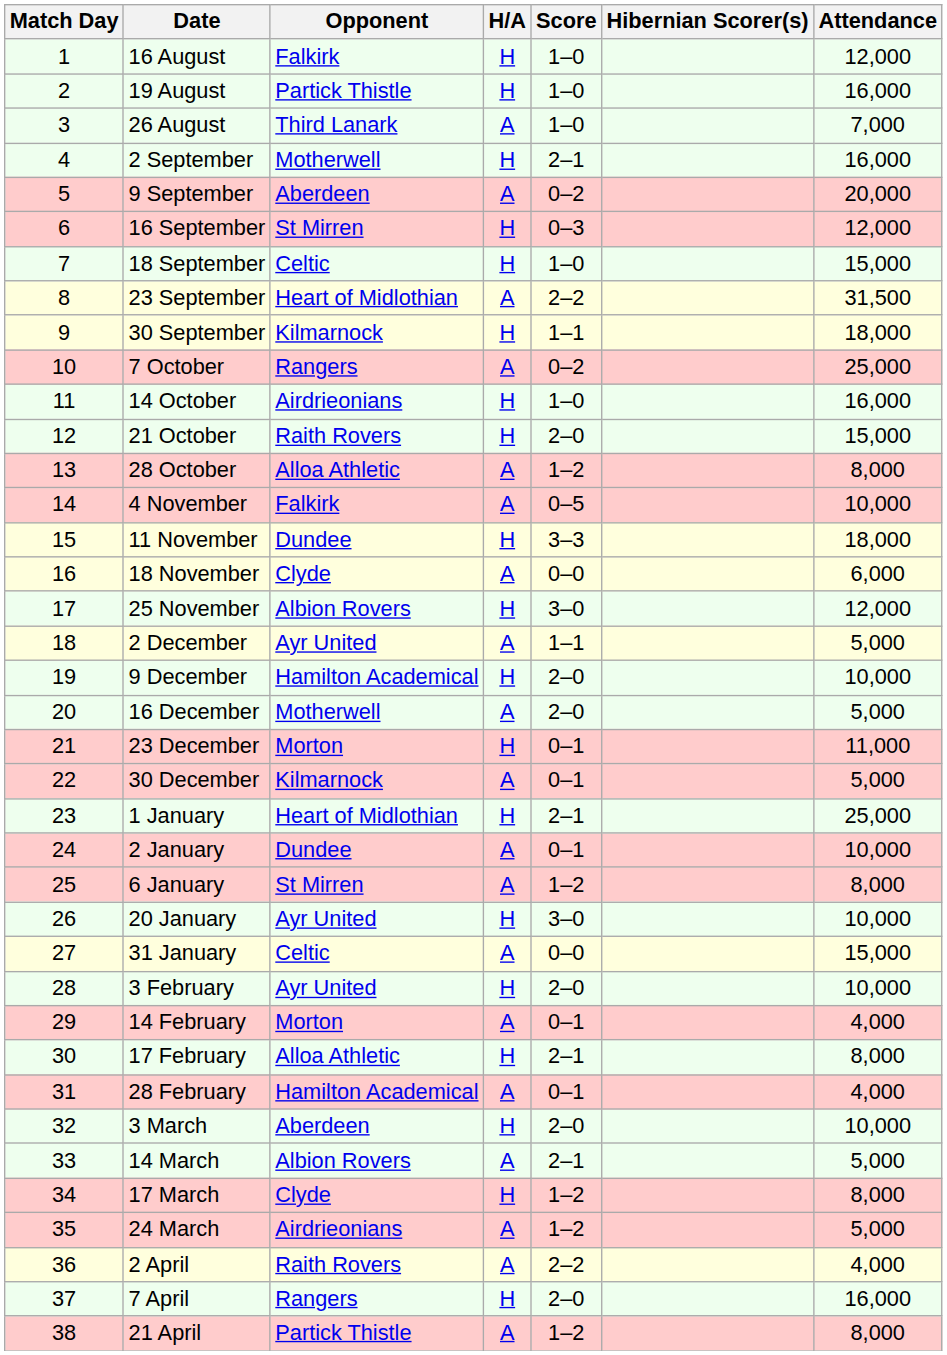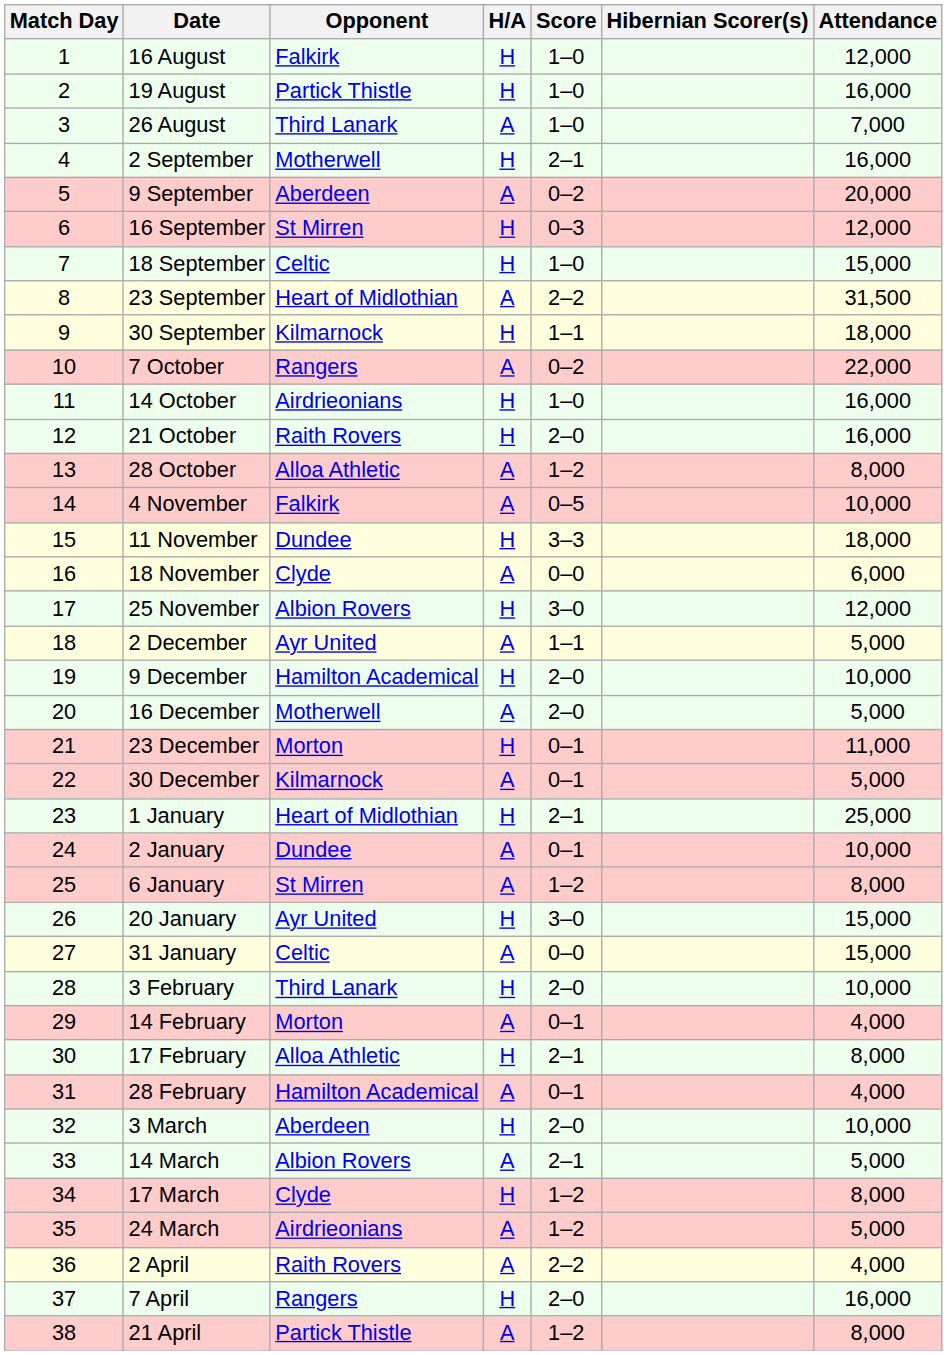(878, 366) 25,000 -> (878, 366) 22,000
(878, 435) 15,000 -> (878, 435) 16,000
(878, 919) 10,000 -> (878, 919) 15,000
(326, 988) Ayr United -> (336, 988) Third Lanark
